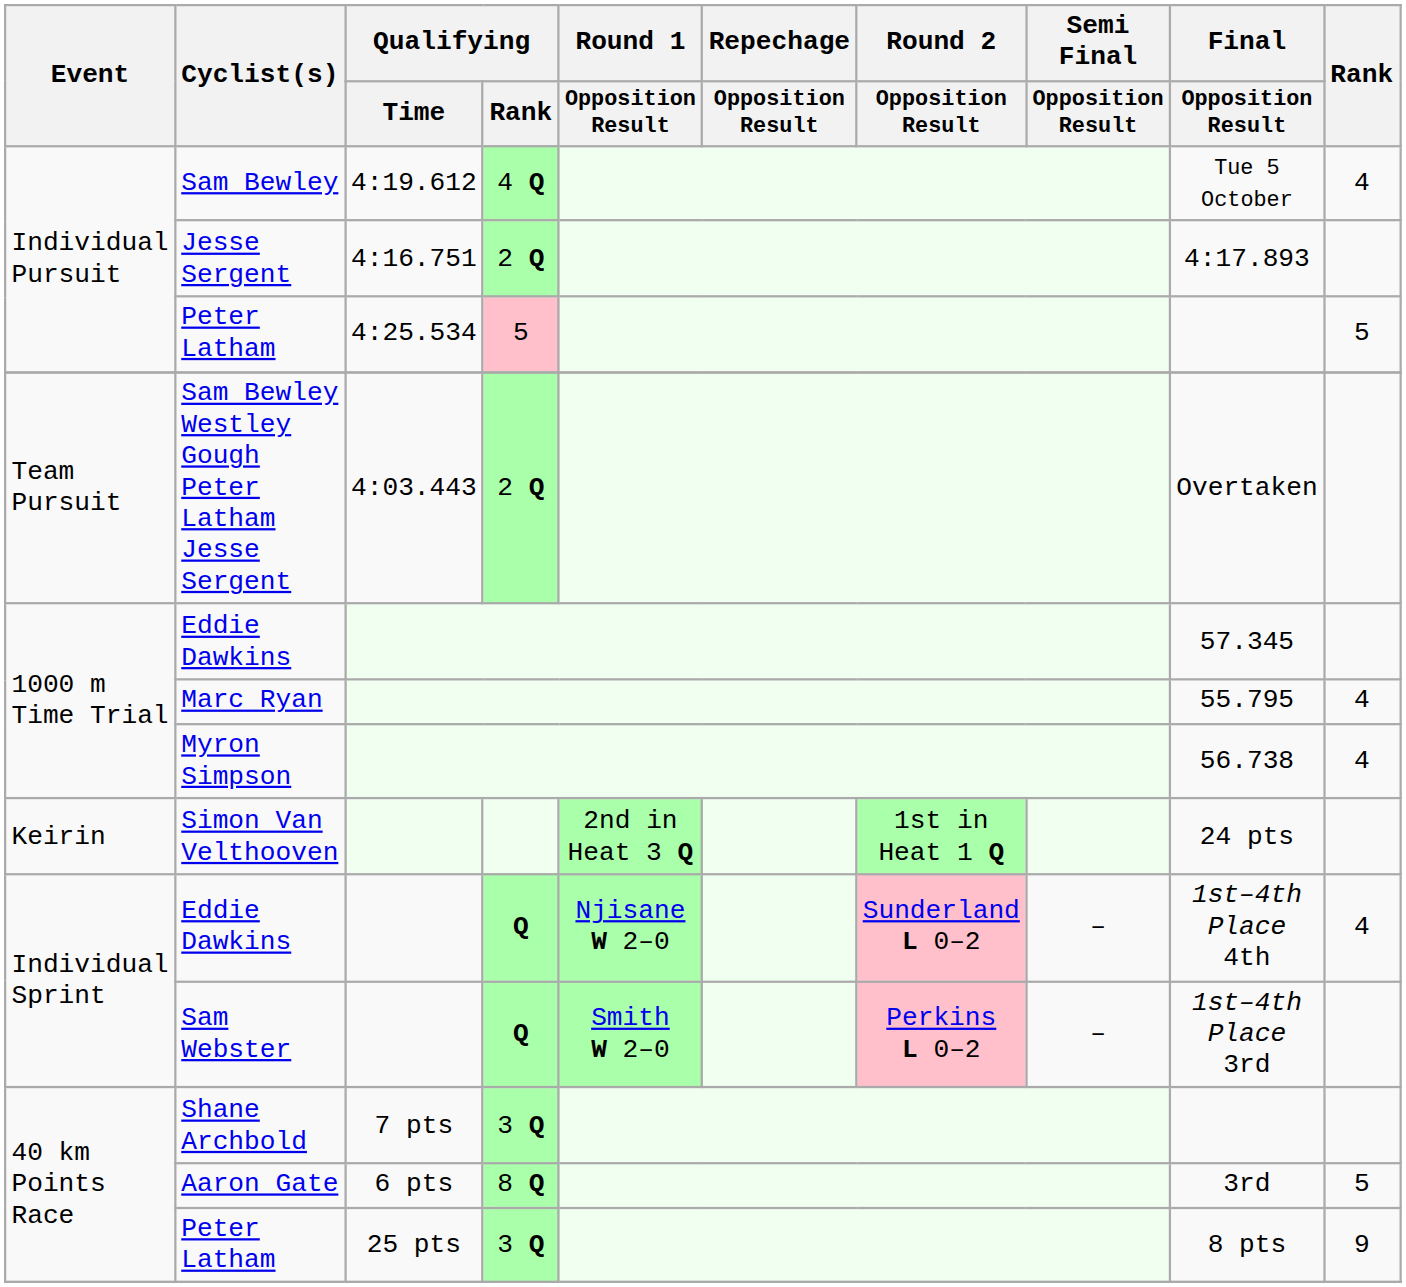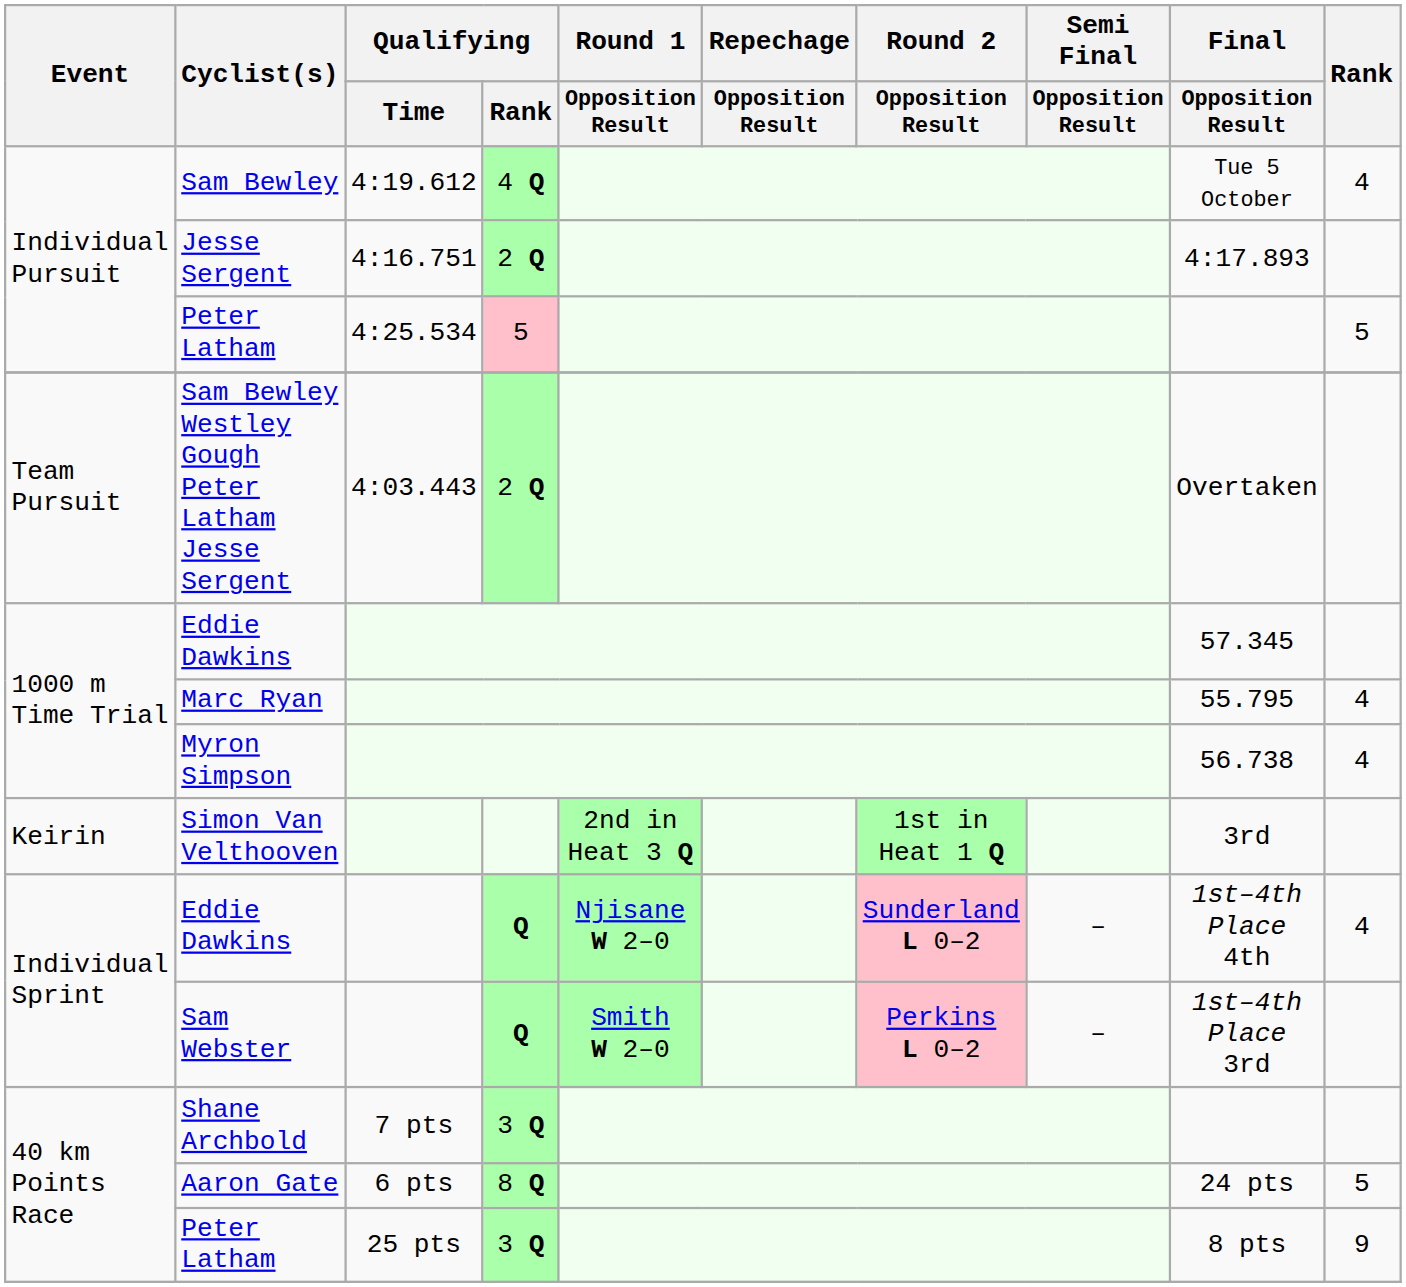(1247, 836) 24 pts -> (1247, 836) 3rd
(1247, 1185) 3rd -> (1247, 1185) 24 pts
